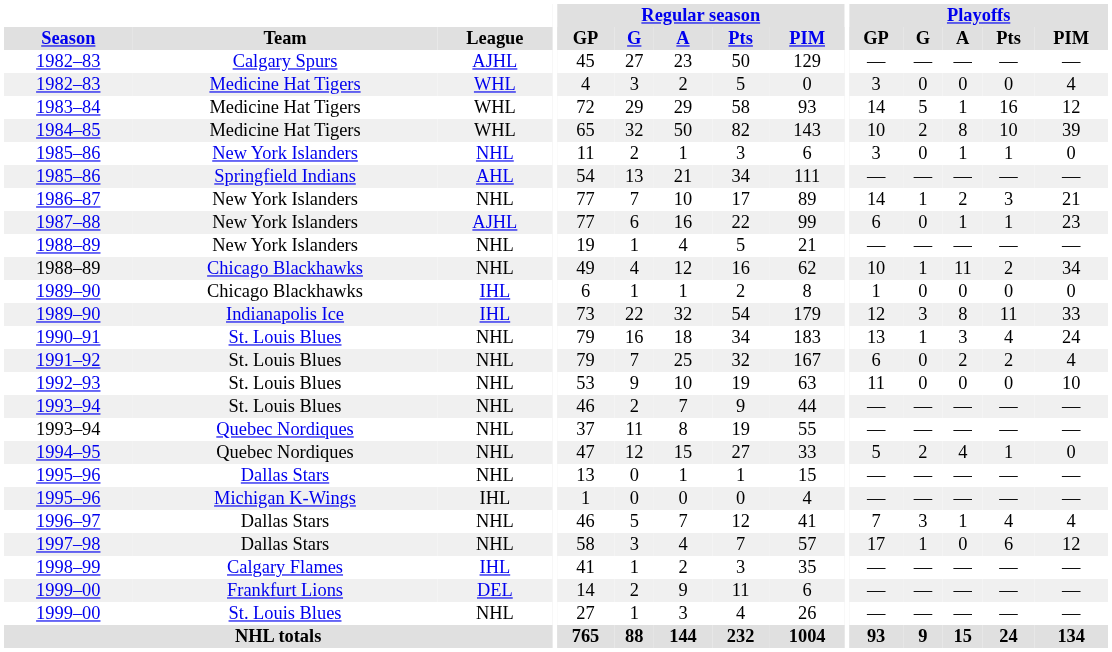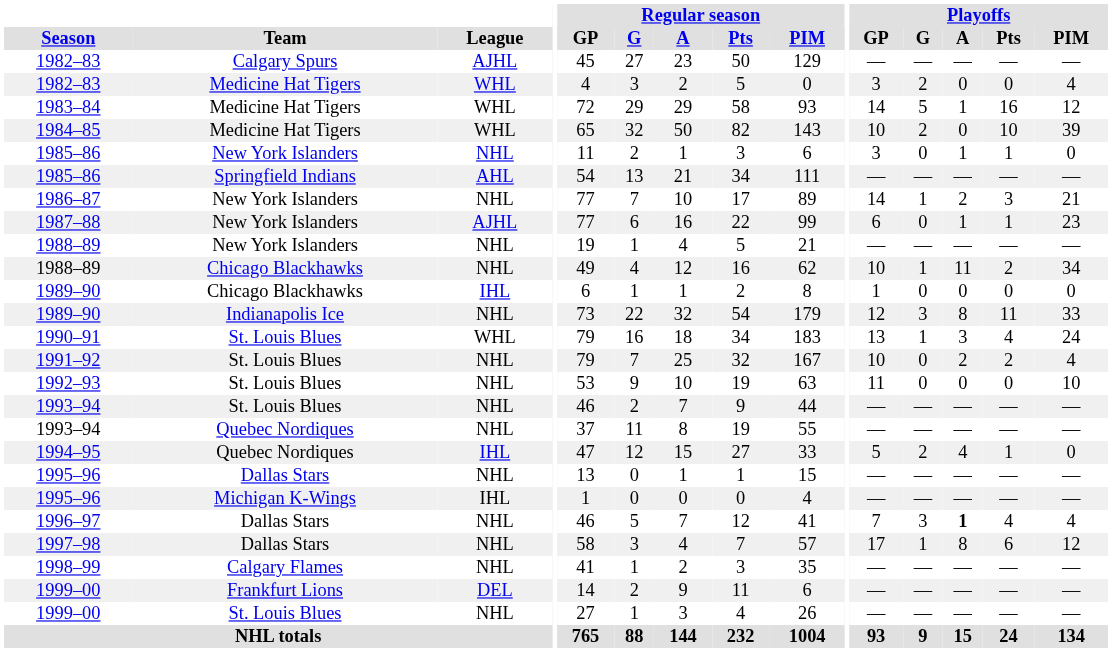(923, 84) 0 -> (923, 84) 2
(963, 130) 8 -> (963, 130) 0
(495, 314) IHL -> (495, 314) NHL
(495, 337) NHL -> (495, 337) WHL
(876, 360) 6 -> (876, 360) 10
(495, 452) NHL -> (495, 452) IHL
(963, 521) normal -> (963, 521) bold
(963, 544) 0 -> (963, 544) 8
(495, 567) IHL -> (495, 567) NHL
